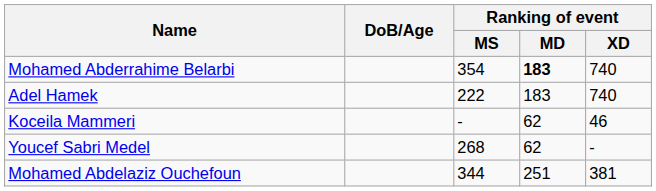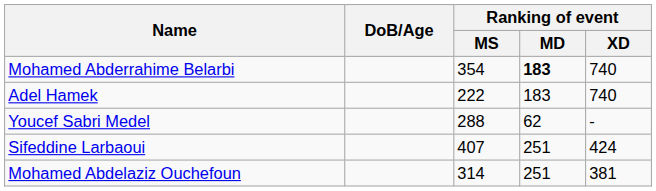- row: (72, 122)
(471, 148) 268 -> (471, 122) 288
+ row: (77, 148)
(471, 174) 344 -> (471, 174) 314
